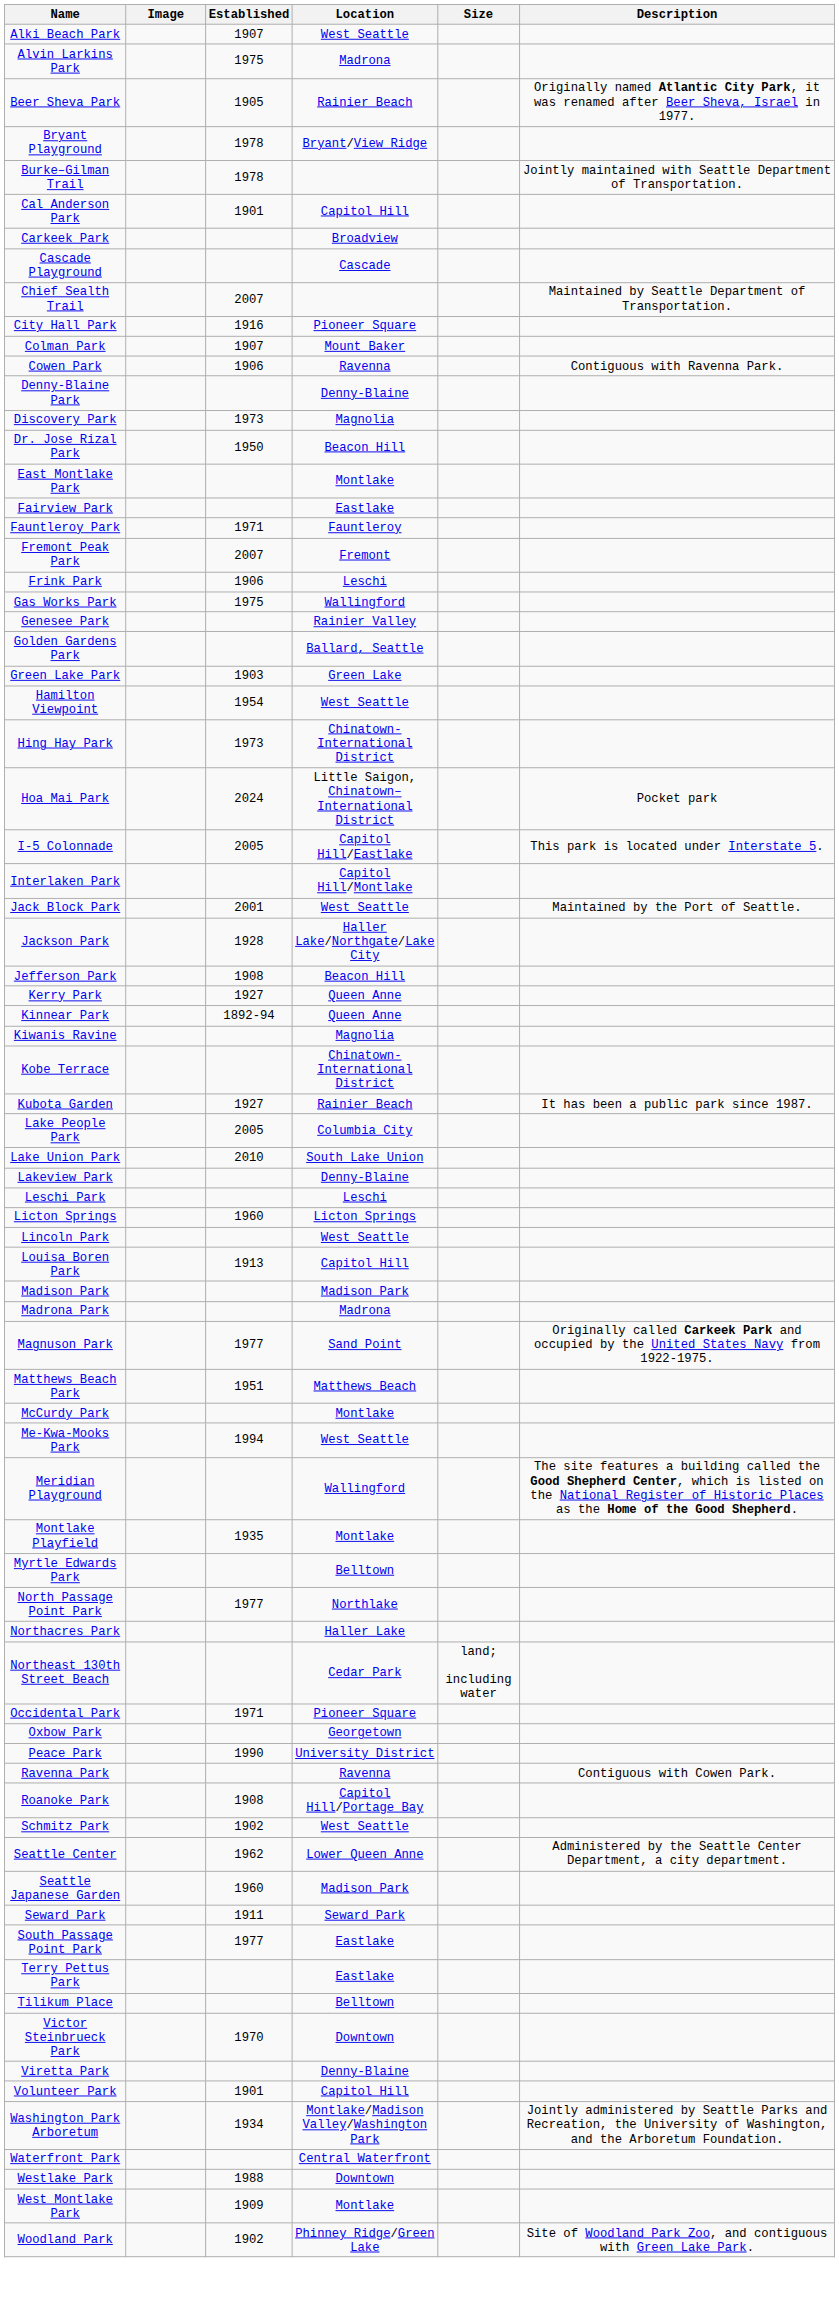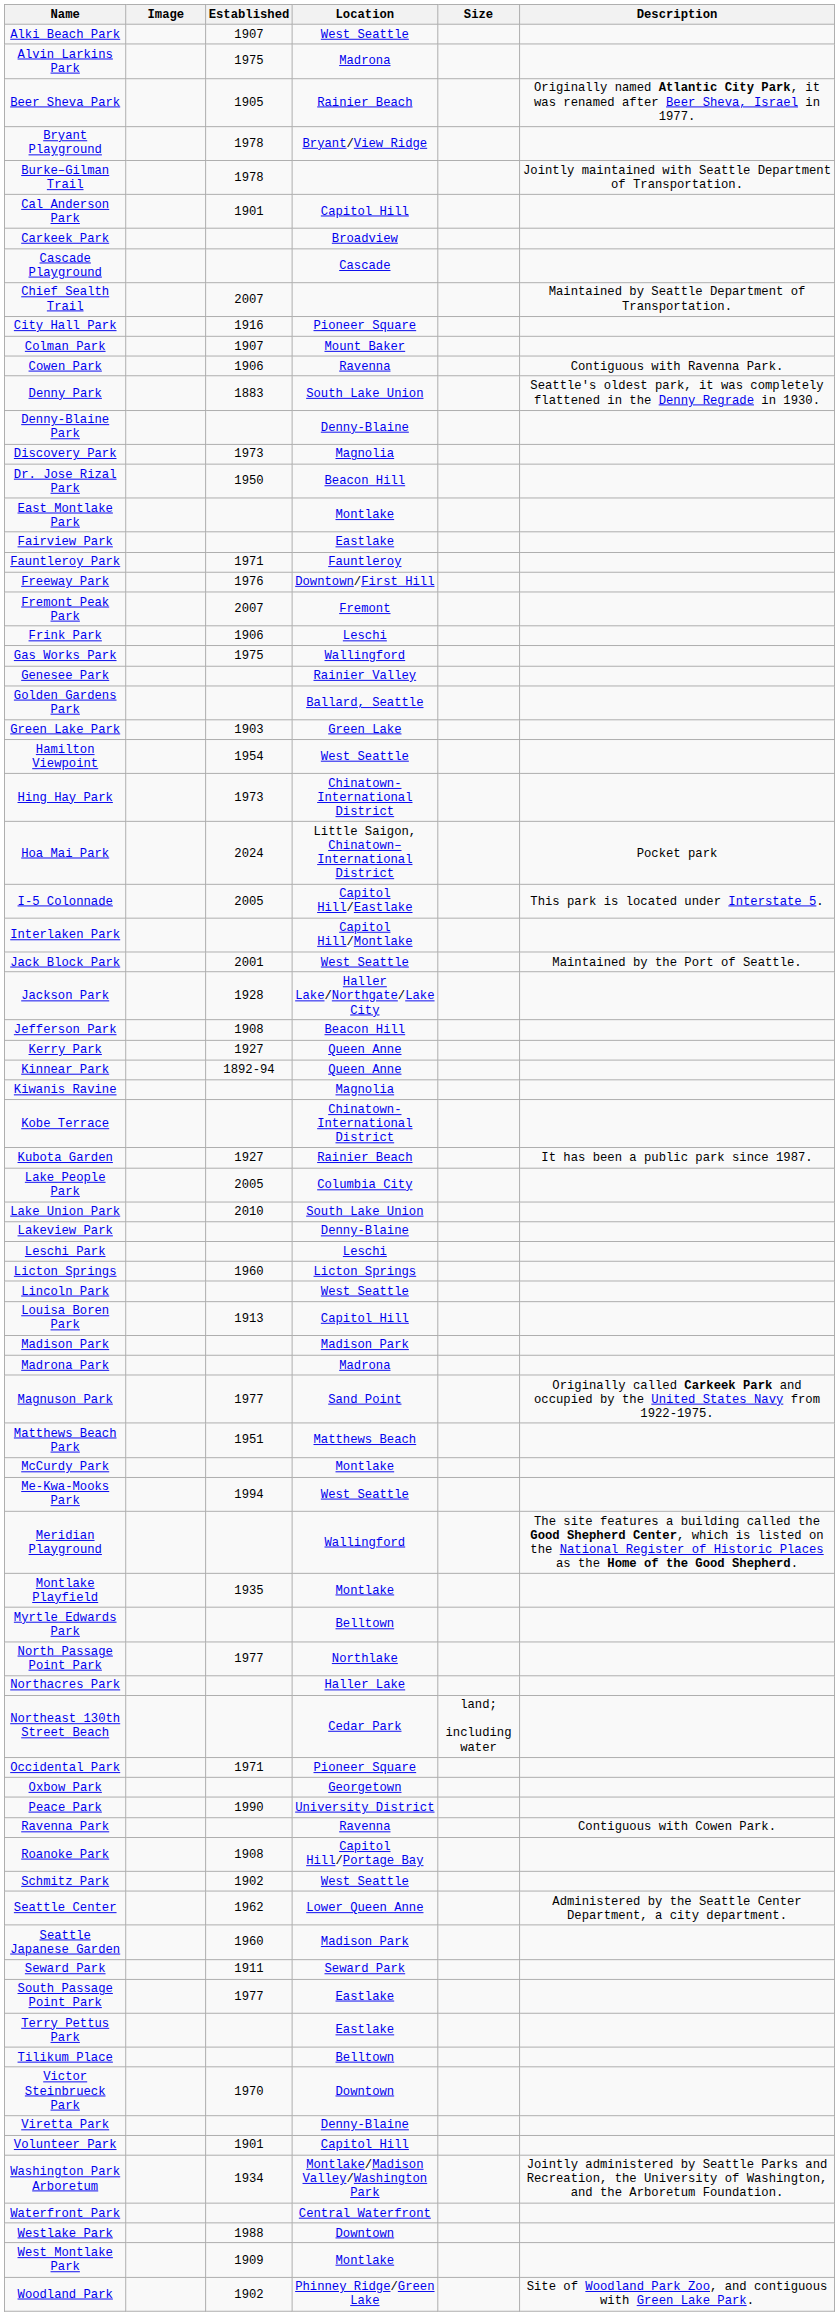+ row: (65, 393)
+ row: (65, 582)
